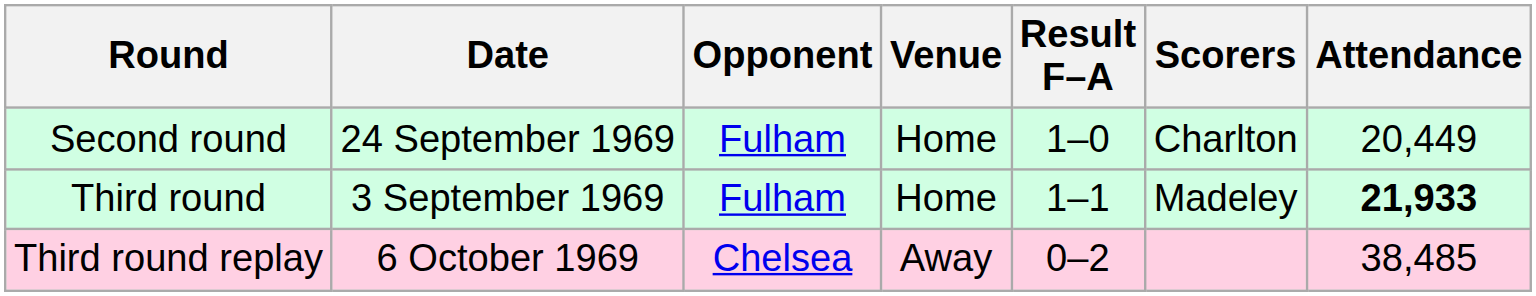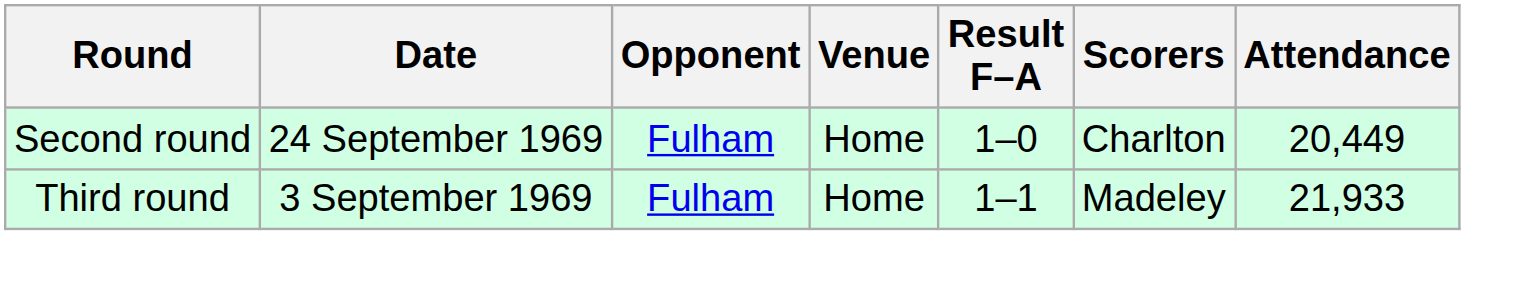(1419, 198) bold -> (1347, 198) normal
- row: (168, 258)
